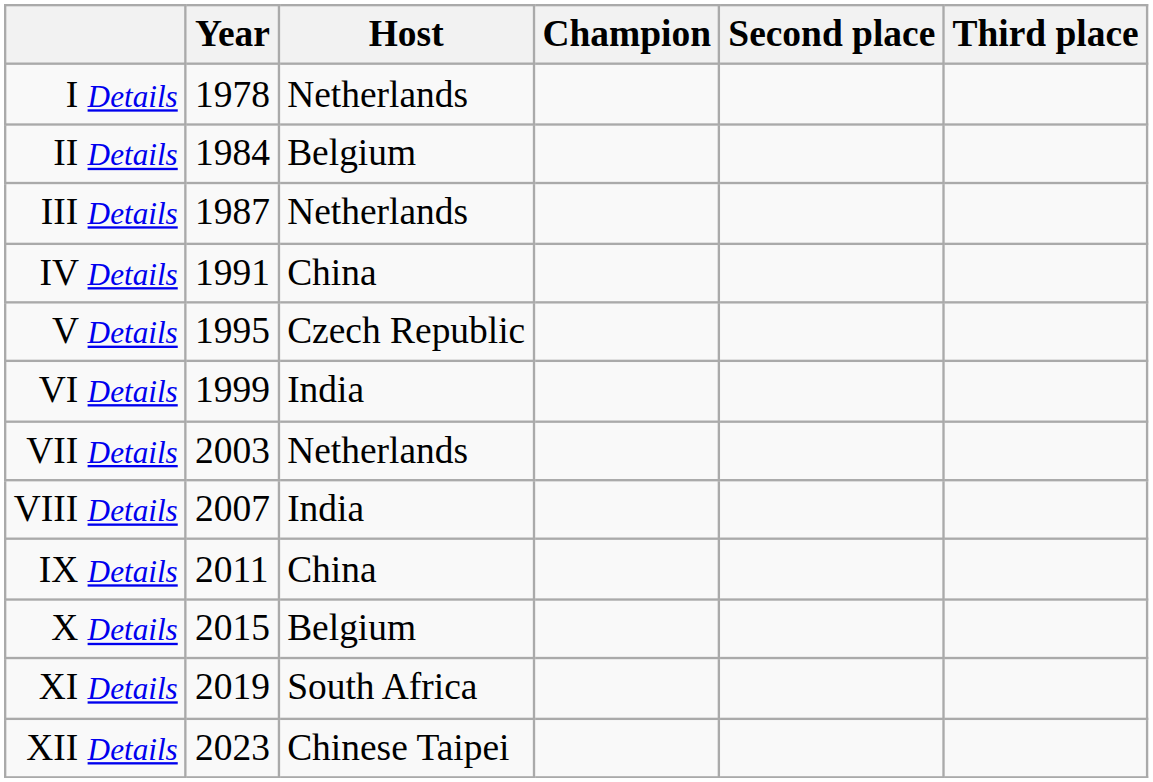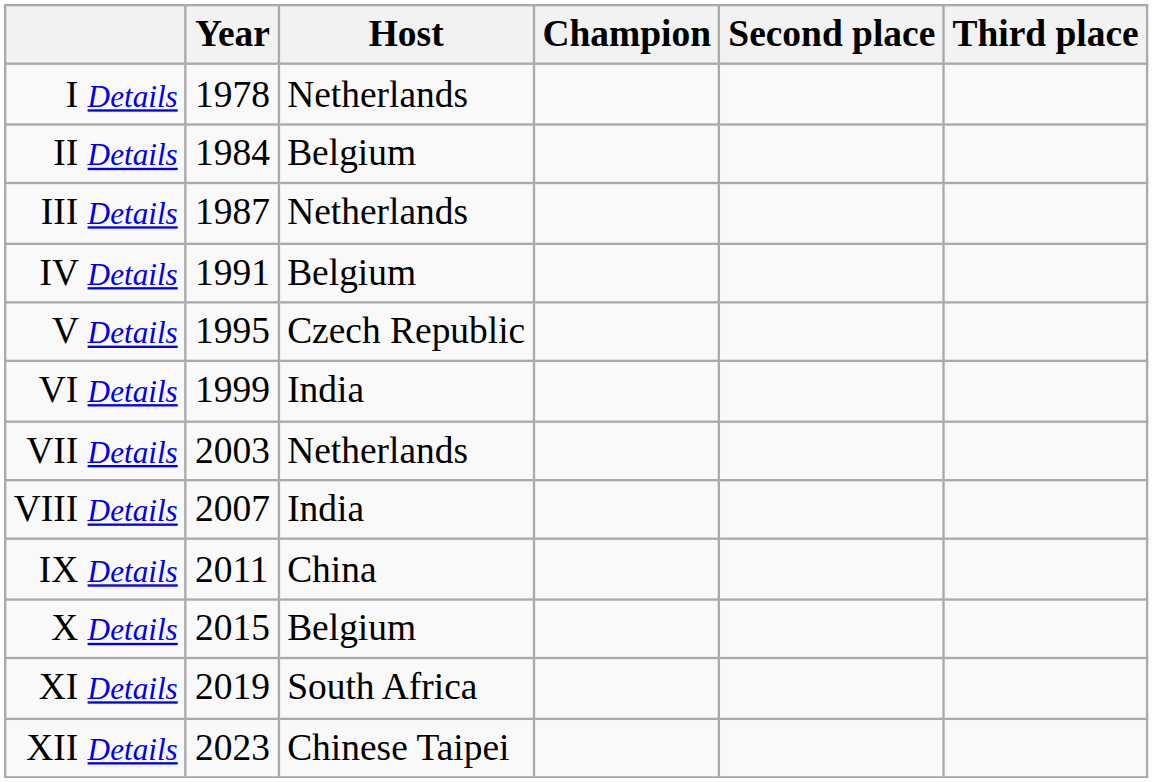(332, 271) China -> (352, 271) Belgium
